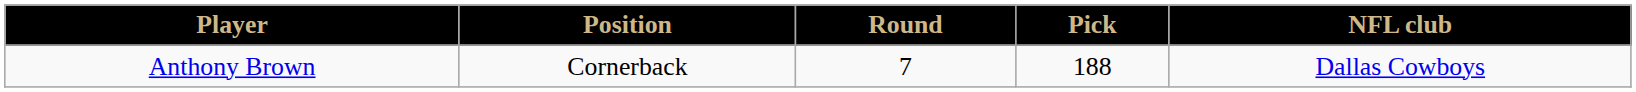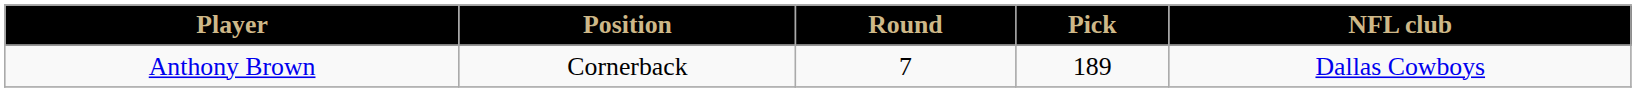(1092, 65) 188 -> (1092, 65) 189
